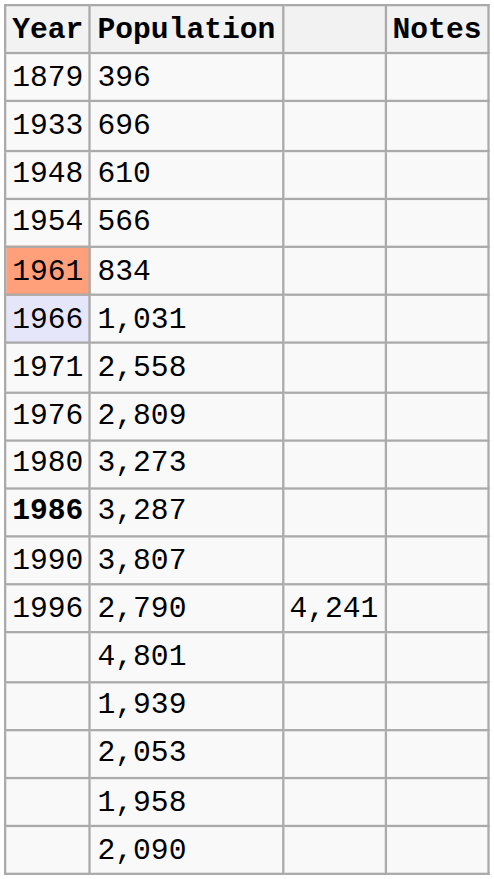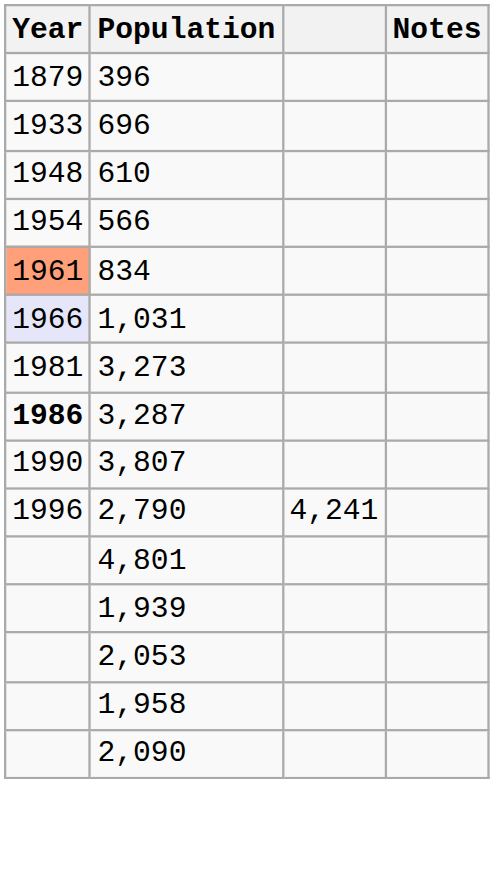- row: (142, 367)
- row: (142, 416)
(48, 464) 1980 -> (48, 367) 1981
